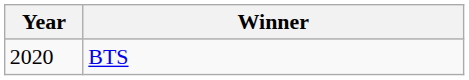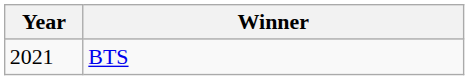(32, 56) 2020 -> (32, 56) 2021
